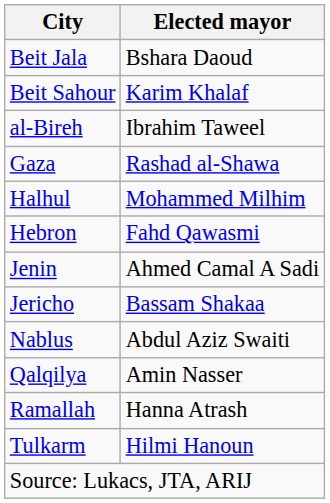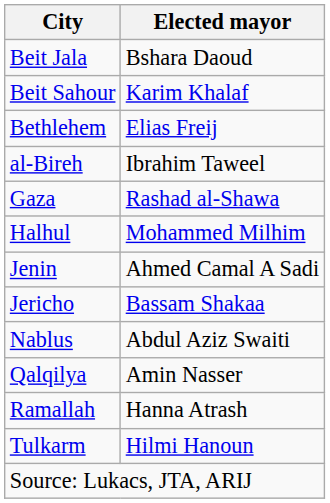+ row: (58, 127)
- row: (43, 233)
